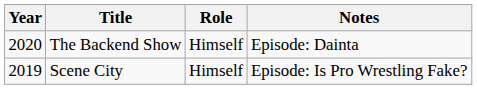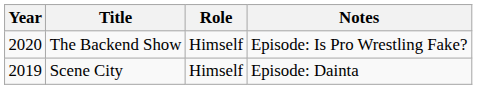(305, 44) Episode: Dainta -> (359, 44) Episode: Is Pro Wrestling Fake?
(359, 71) Episode: Is Pro Wrestling Fake? -> (305, 71) Episode: Dainta
